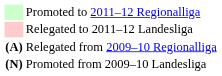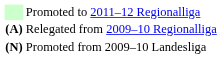- row: (109, 29)
